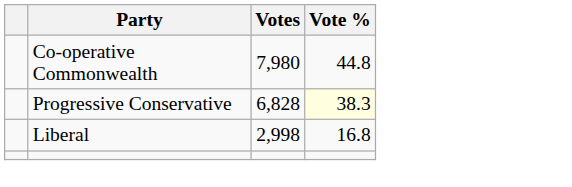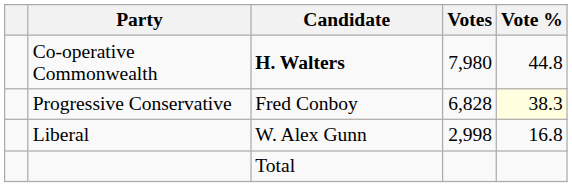+ column: (347, 19)
